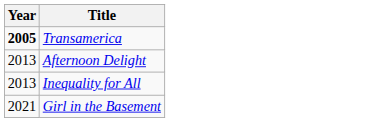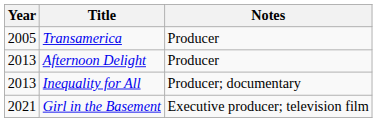+ column: (268, 15)
(22, 38) bold -> (22, 38) normal
